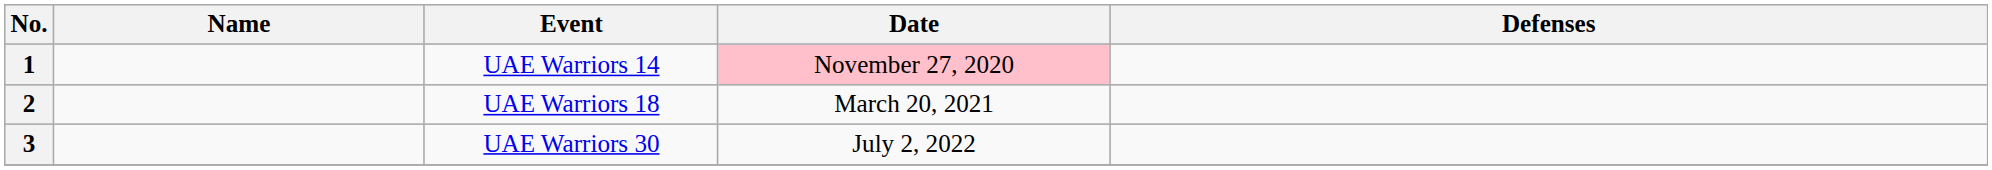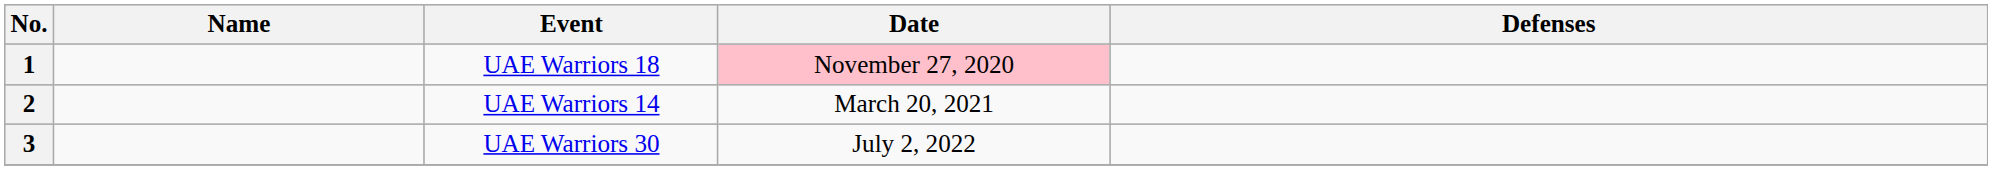(571, 64) UAE Warriors 14 -> (571, 64) UAE Warriors 18
(571, 104) UAE Warriors 18 -> (571, 104) UAE Warriors 14
